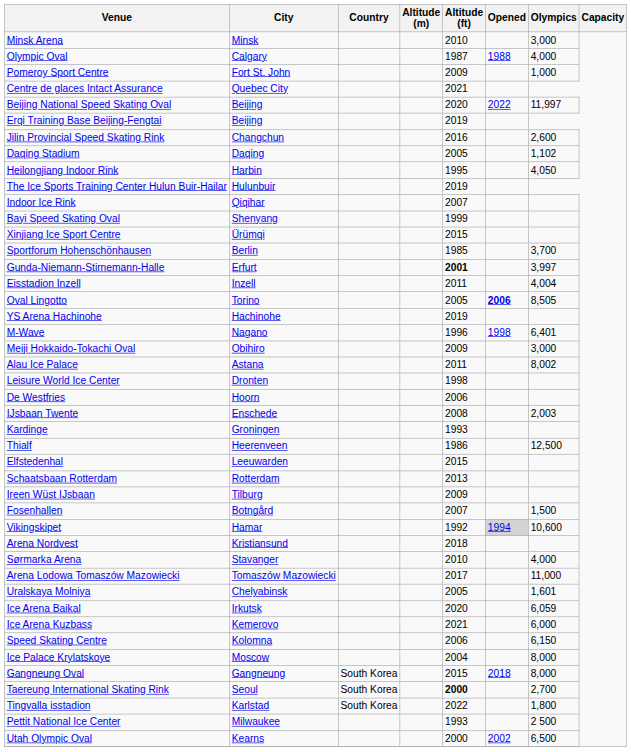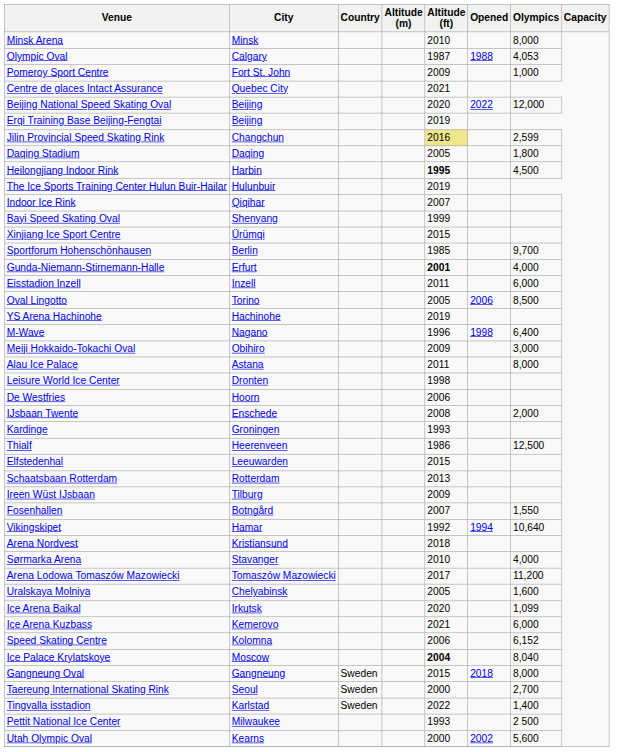(543, 40) 3,000 -> (526, 40) 8,000
(543, 56) 4,000 -> (526, 56) 4,053
(546, 105) 11,997 -> (529, 105) 12,000
(456, 137) no background -> (439, 137) khaki background
(543, 137) 2,600 -> (526, 137) 2,599
(543, 154) 1,102 -> (526, 154) 1,800
(456, 170) normal -> (439, 170) bold
(543, 170) 4,050 -> (526, 170) 4,500
(543, 251) 3,700 -> (526, 251) 9,700
(543, 267) 3,997 -> (526, 267) 4,000
(543, 283) 4,004 -> (526, 283) 6,000
(499, 300) bold -> (482, 300) normal
(543, 300) 8,505 -> (526, 300) 8,500
(543, 332) 6,401 -> (526, 332) 6,400
(543, 365) 8,002 -> (526, 365) 8,000
(543, 413) 2,003 -> (526, 413) 2,000
(543, 511) 1,500 -> (526, 511) 1,550
(499, 527) lightgrey background -> (482, 527) no background
(546, 527) 10,600 -> (529, 527) 10,640
(546, 576) 11,000 -> (528, 576) 11,200
(543, 592) 1,601 -> (526, 592) 1,600
(543, 608) 6,059 -> (526, 608) 1,099
(543, 641) 6,150 -> (526, 641) 6,152
(456, 657) normal -> (439, 657) bold
(543, 657) 8,000 -> (526, 657) 8,040
(369, 673) South Korea -> (359, 673) Sweden
(369, 689) South Korea -> (359, 689) Sweden
(456, 689) bold -> (439, 689) normal
(369, 706) South Korea -> (359, 706) Sweden
(543, 706) 1,800 -> (526, 706) 1,400
(543, 738) 6,500 -> (526, 738) 5,600
